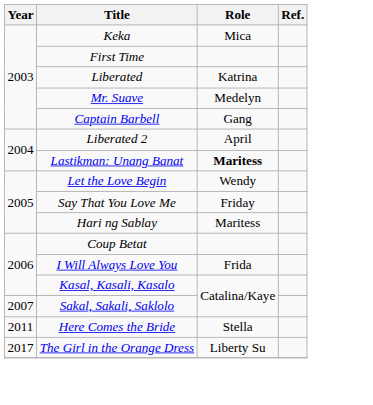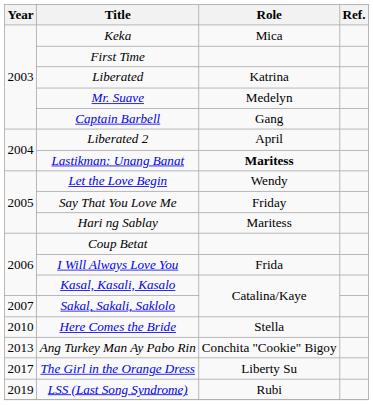(21, 327) 2011 -> (21, 327) 2010
+ row: (118, 347)
+ row: (118, 389)
